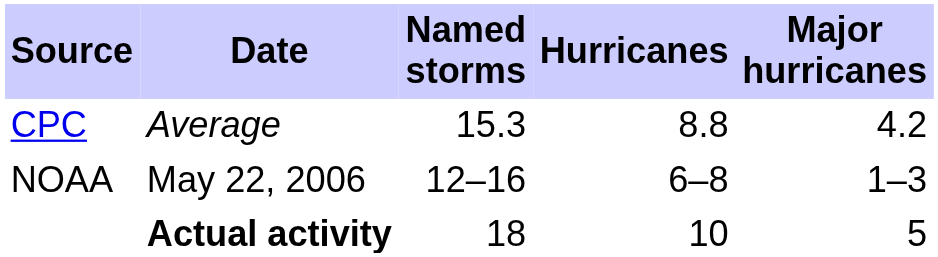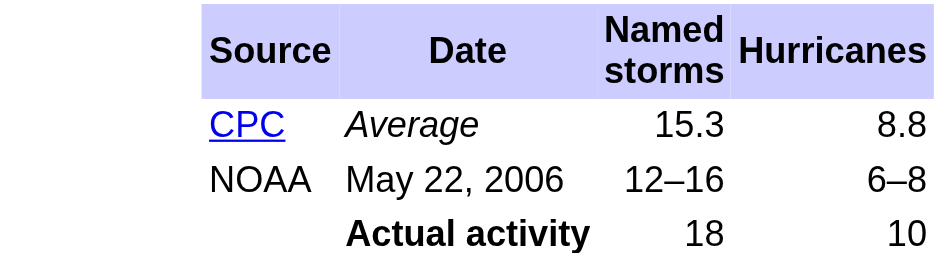- column: (835, 50)
